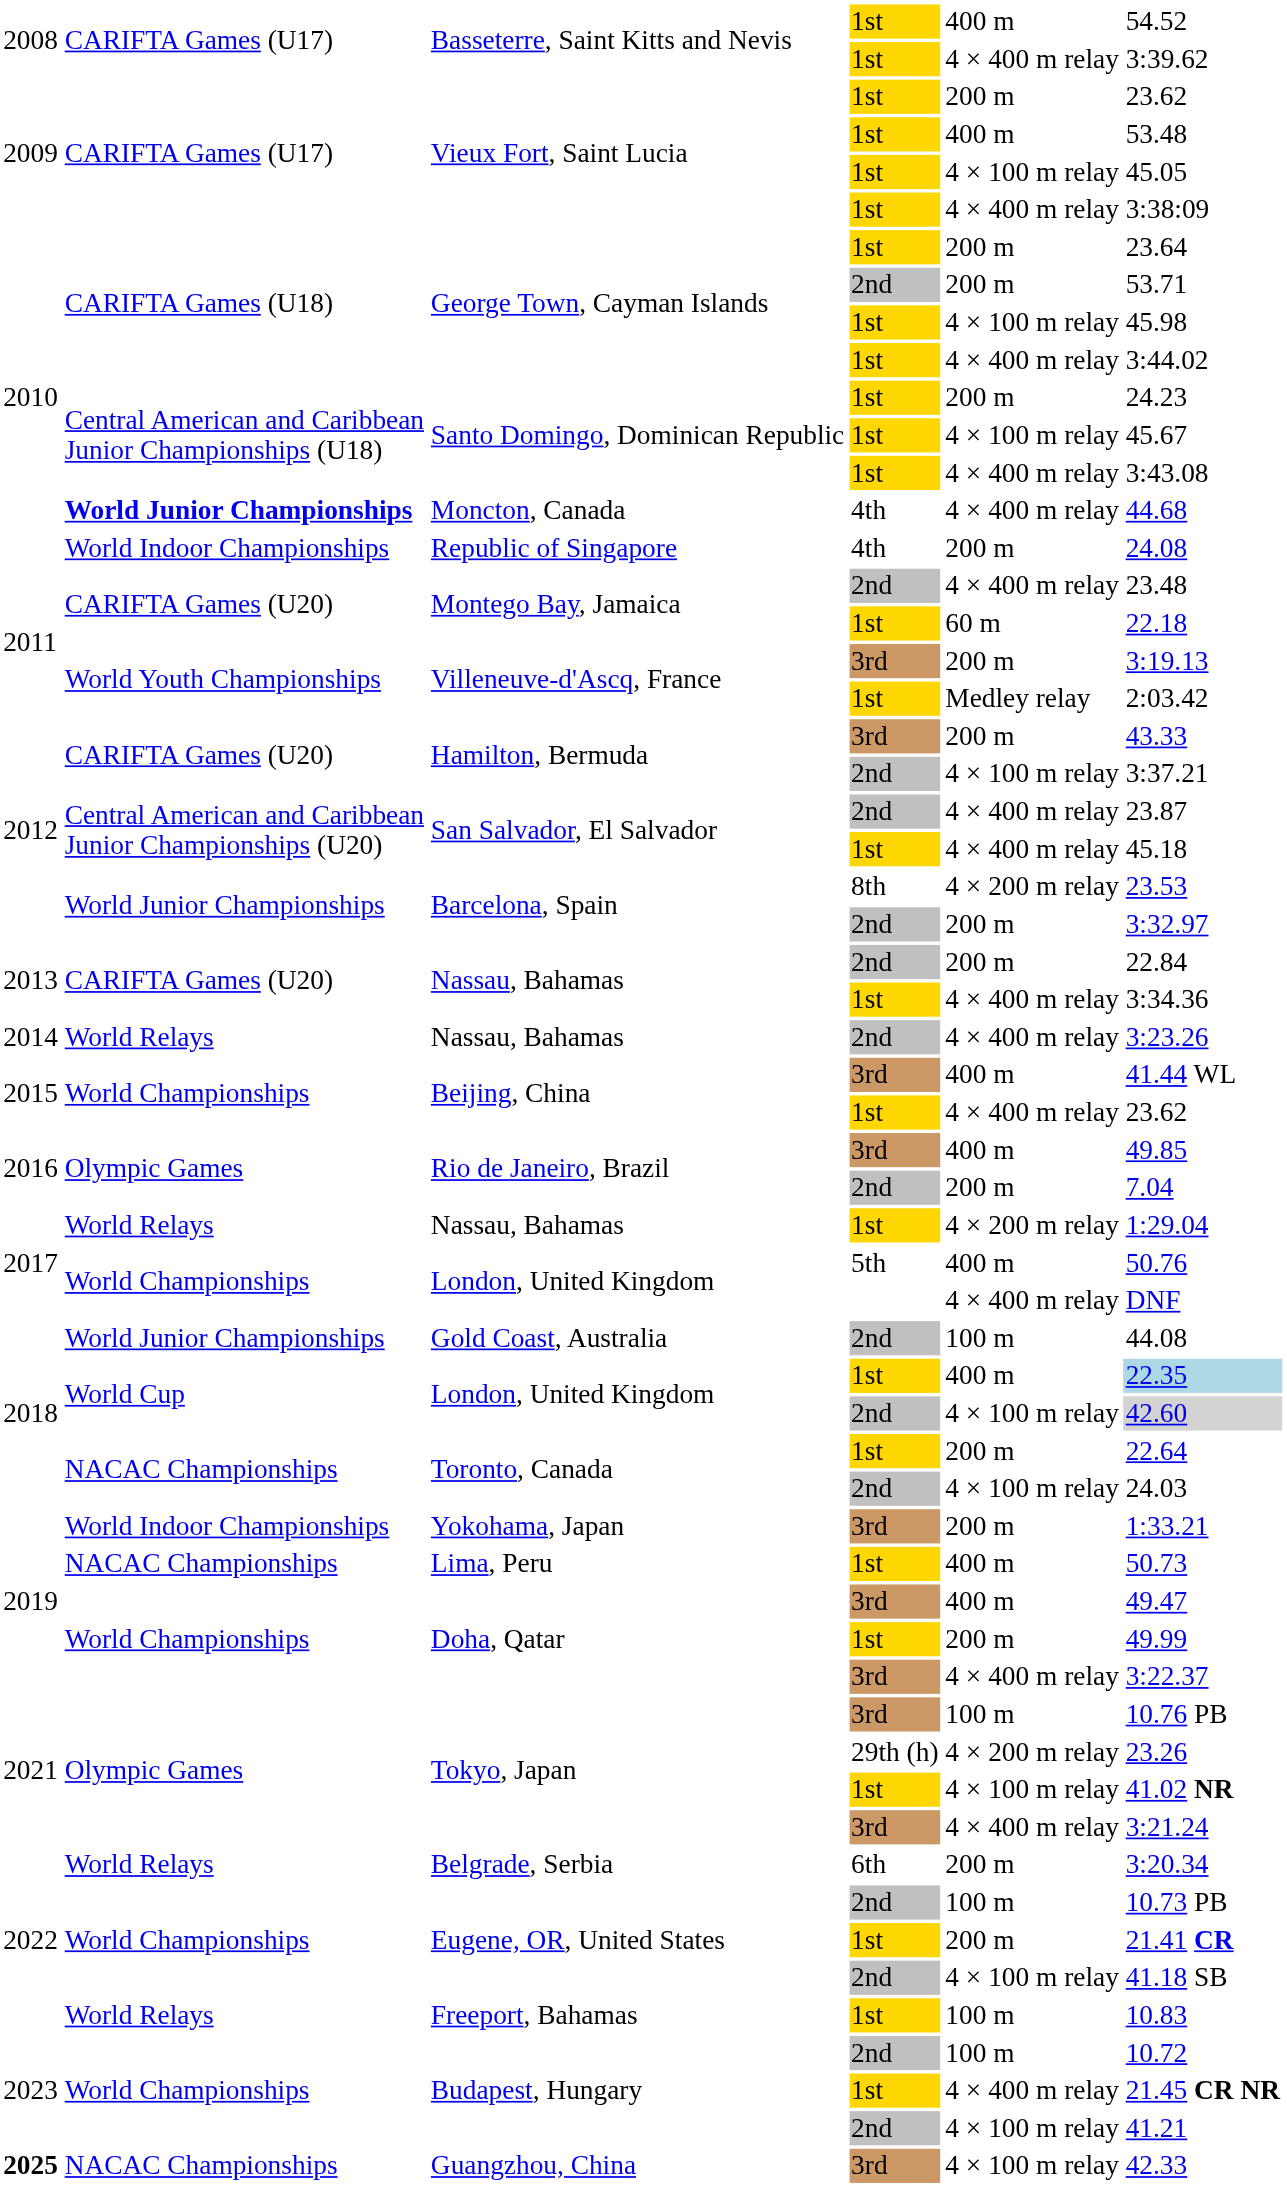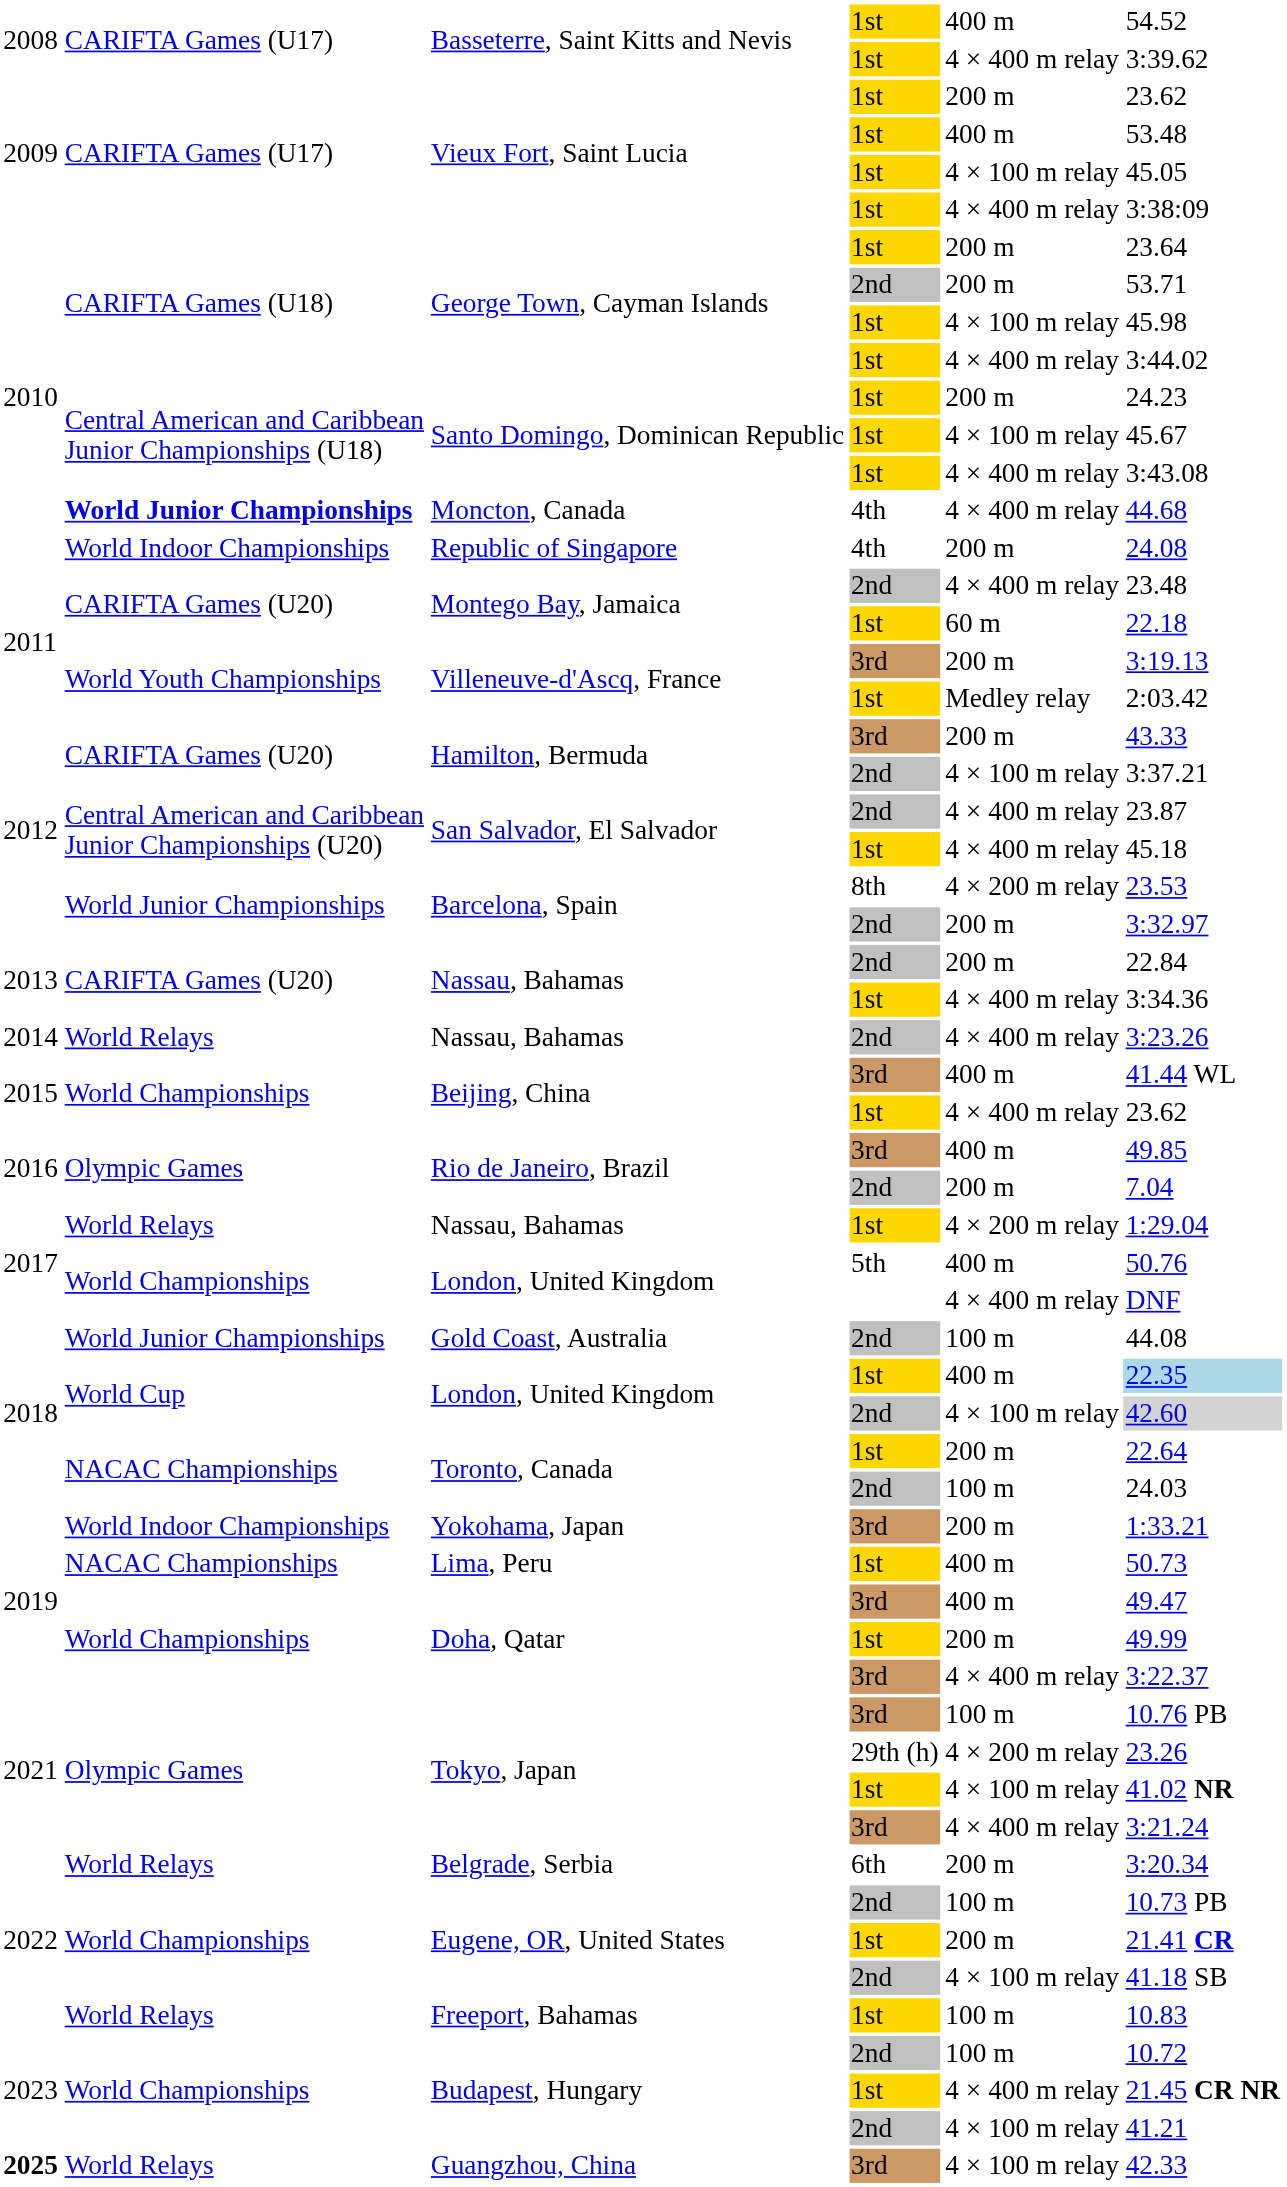(1032, 1488) 4 × 100 m relay -> (980, 1488) 100 m
(201, 2165) NACAC Championships -> (139, 2165) World Relays
